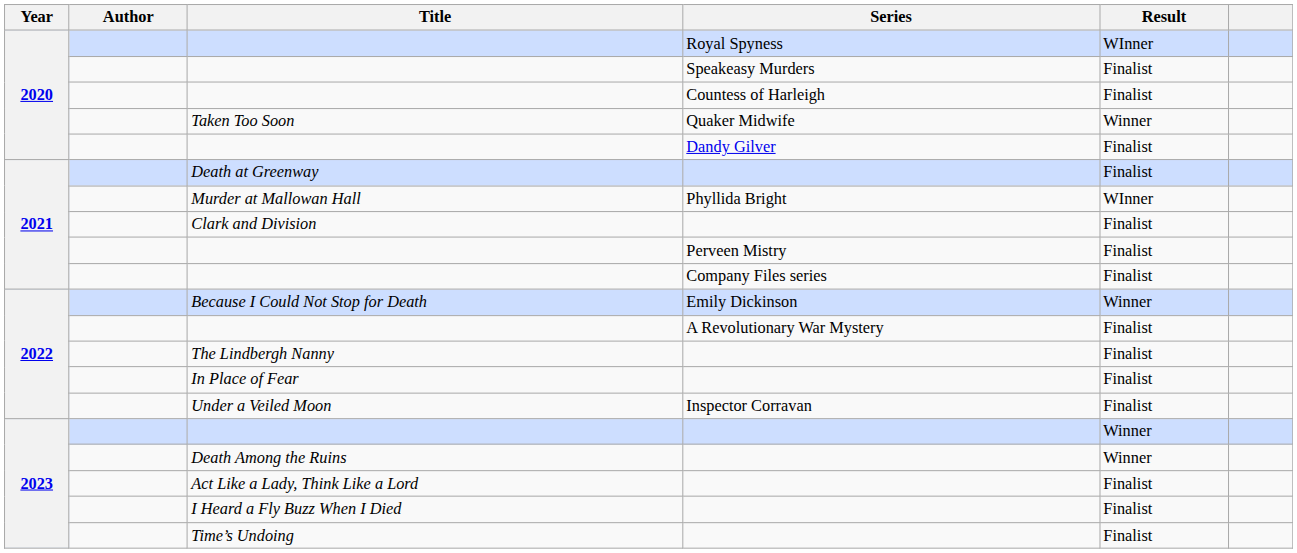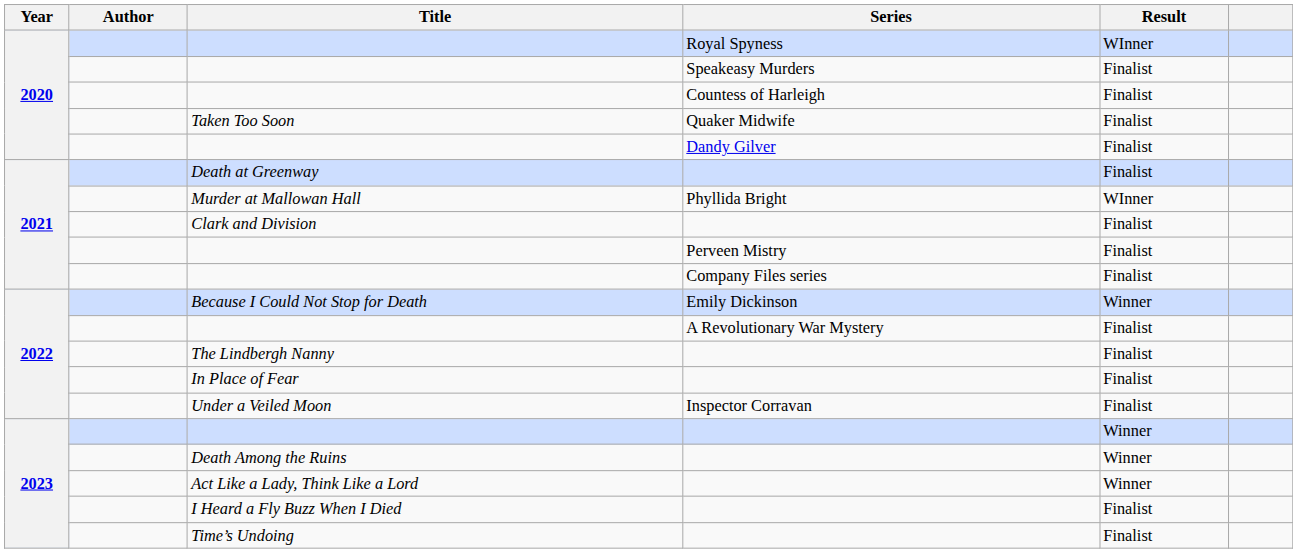(1127, 120) Winner -> (1128, 120) Finalist
(1128, 483) Finalist -> (1127, 483) Winner
